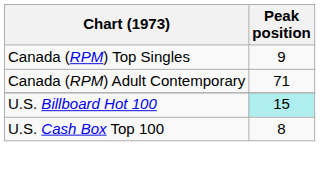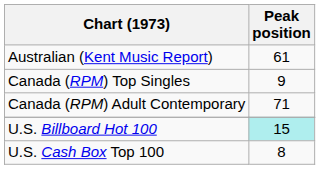+ row: (110, 57)
